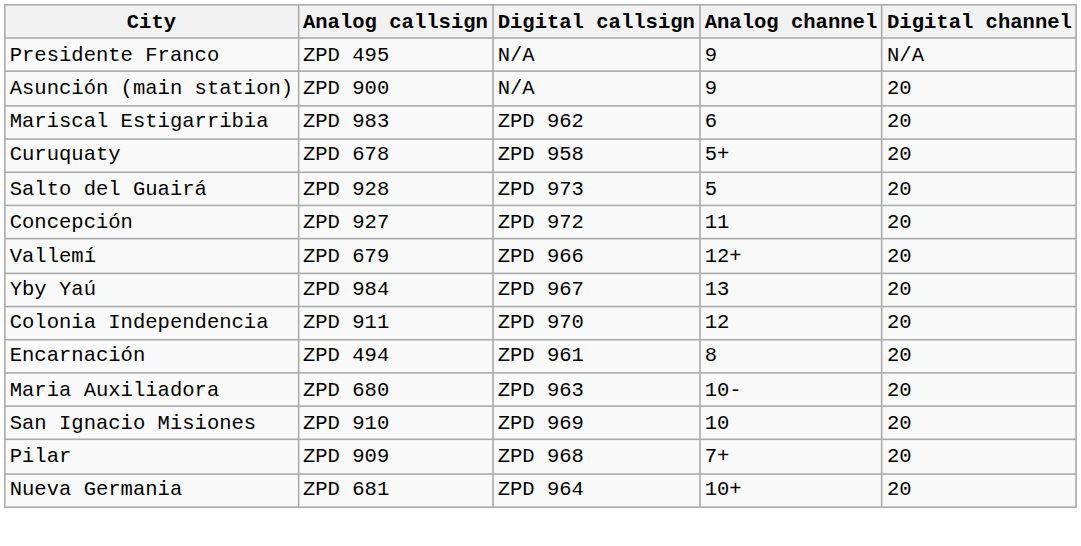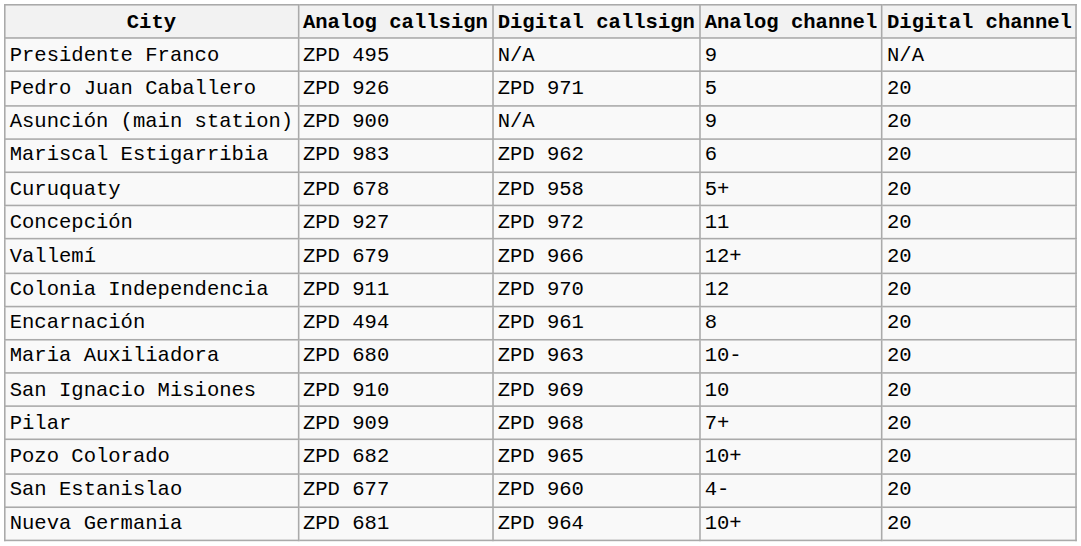+ row: (133, 88)
- row: (108, 189)
- row: (53, 289)
+ row: (90, 457)
+ row: (96, 490)
